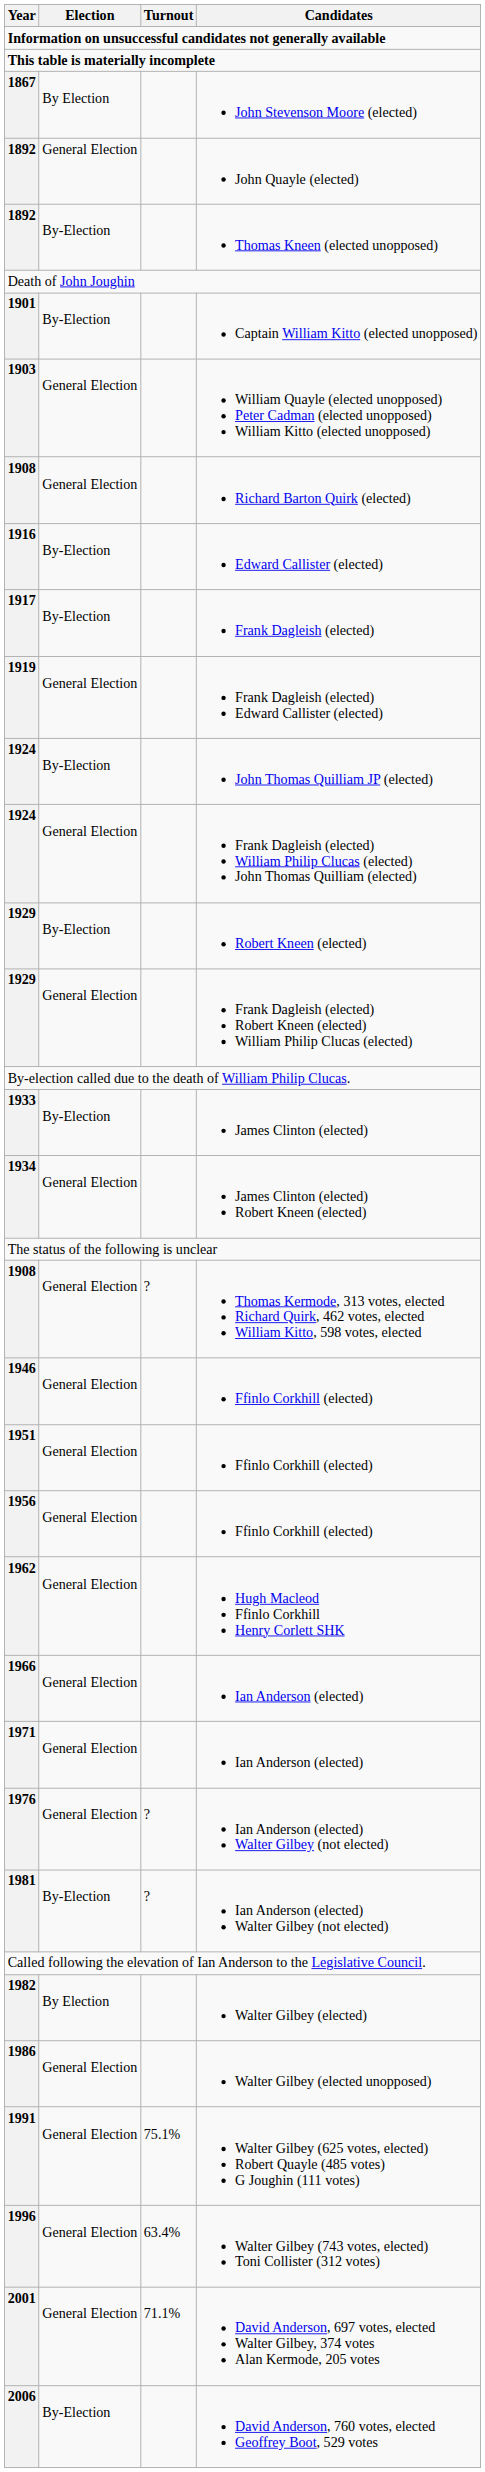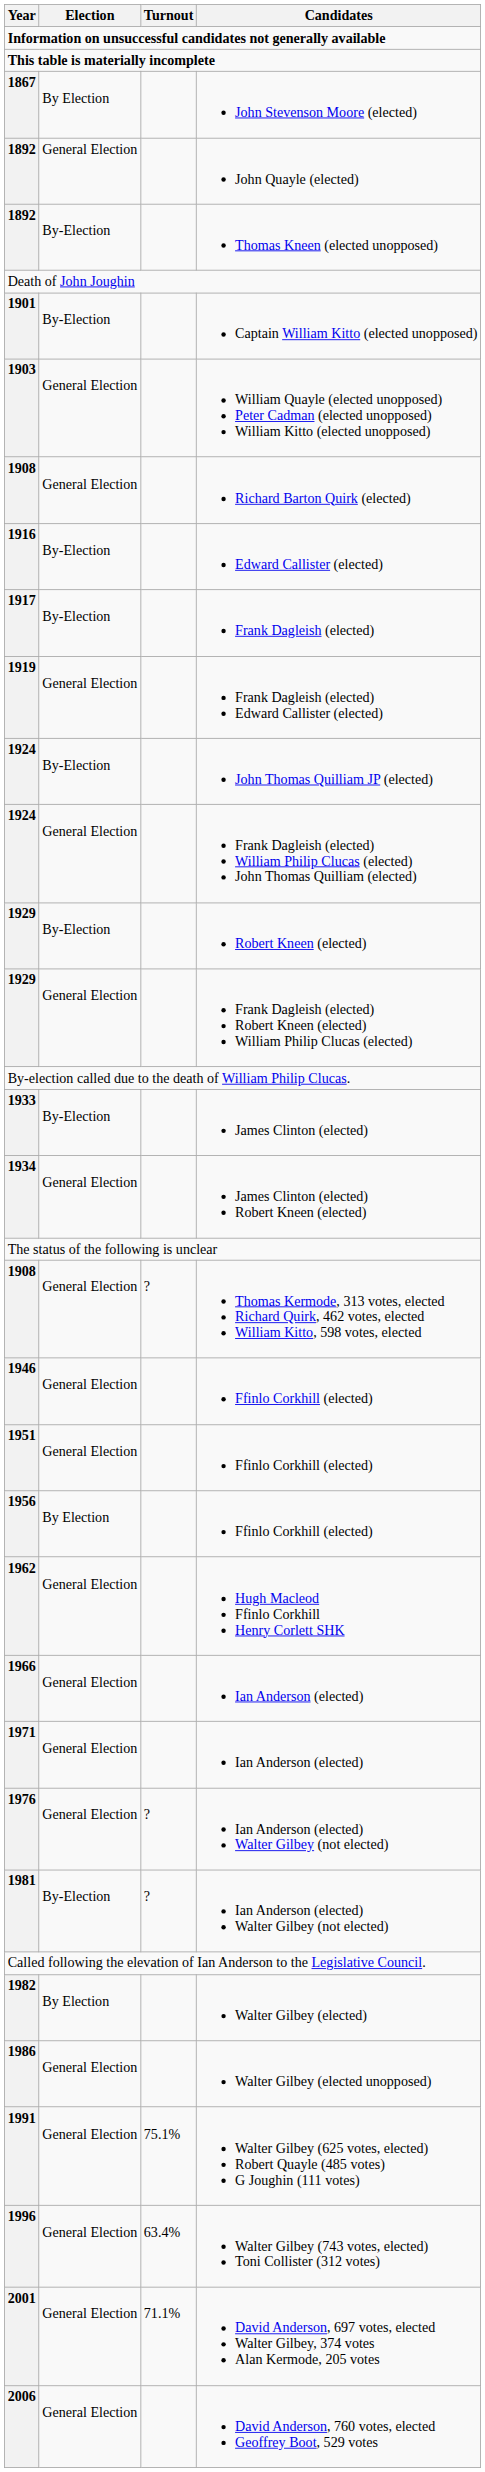(90, 1517) General Election -> (76, 1517) By Election
(76, 2412) By-Election -> (90, 2412) General Election
